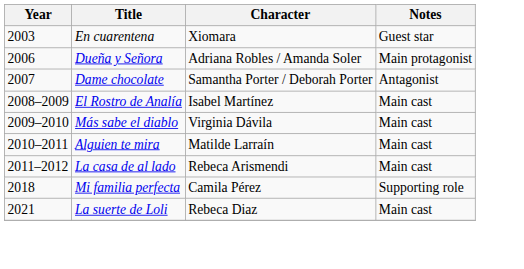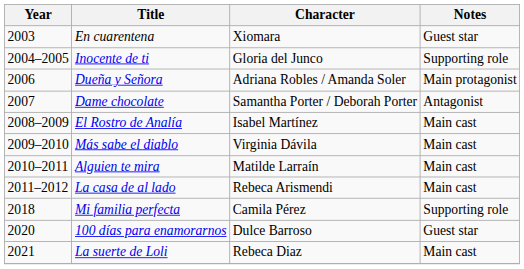+ row: (112, 58)
+ row: (151, 230)
